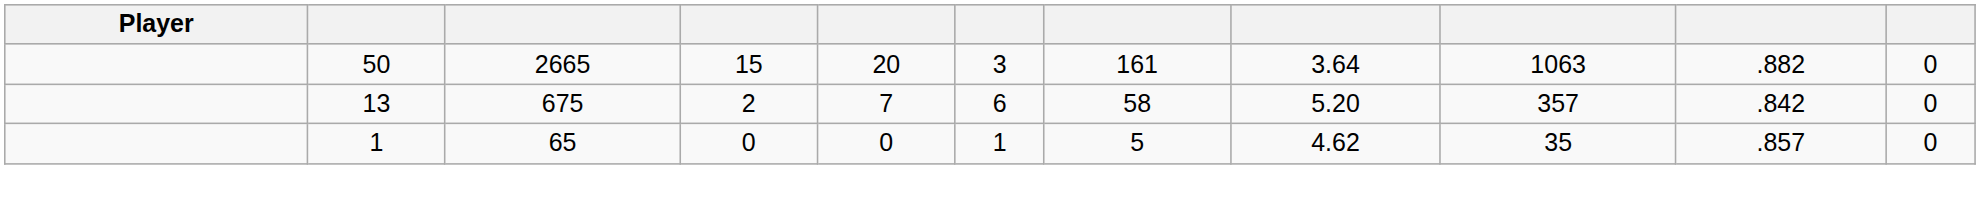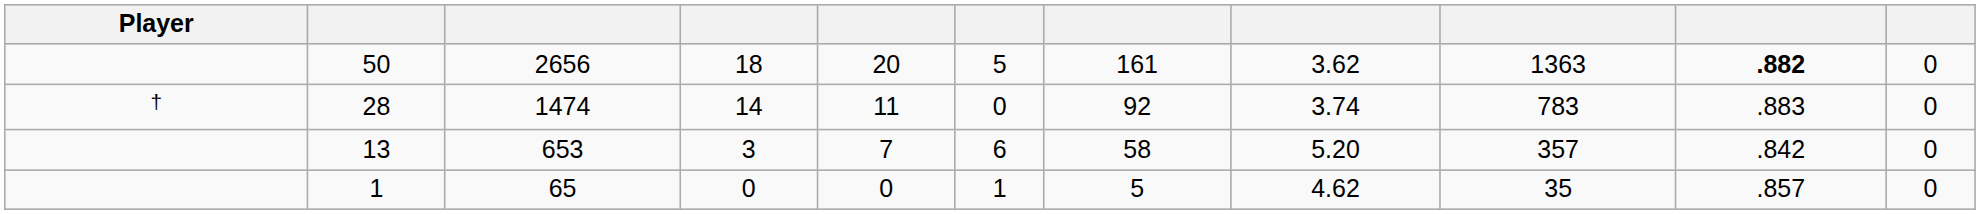(563, 63) 2665 -> (563, 63) 2656
(749, 63) 15 -> (749, 63) 18
(1000, 63) 3 -> (1000, 63) 5
(1335, 63) 3.64 -> (1335, 63) 3.62
(1558, 63) 1063 -> (1558, 63) 1363
(1781, 63) normal -> (1781, 63) bold
+ row: (376, 106)
(563, 103) 675 -> (563, 149) 653
(749, 103) 2 -> (749, 149) 3
